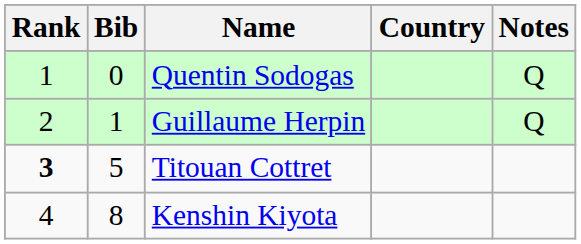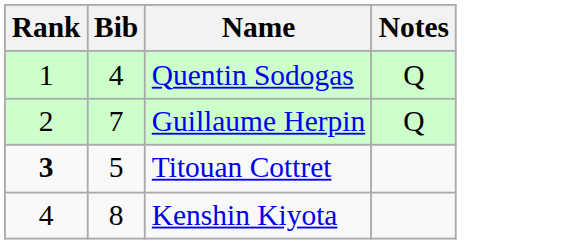- column: (432, 27)
(116, 74) 0 -> (116, 74) 4
(116, 121) 1 -> (116, 121) 7
